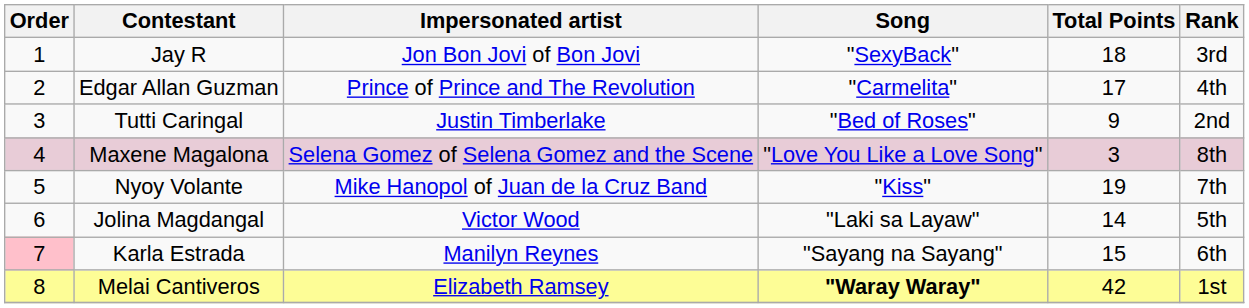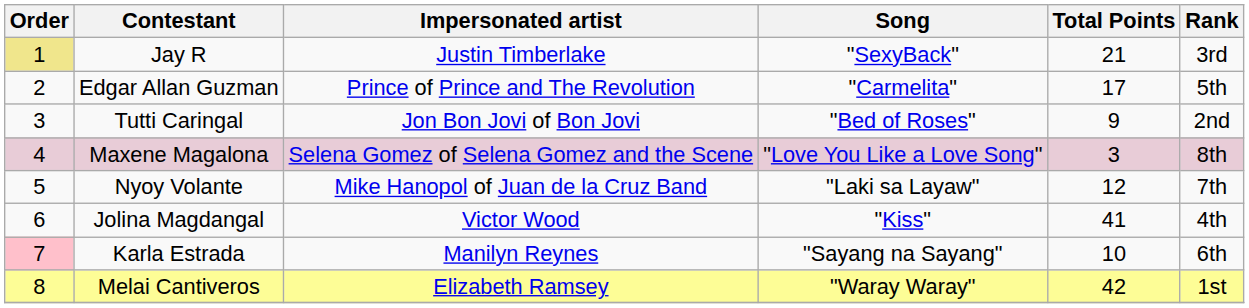(39, 54) no background -> (39, 54) khaki background
(521, 54) Jon Bon Jovi of Bon Jovi -> (521, 54) Justin Timberlake
(1114, 54) 18 -> (1114, 54) 21
(1212, 88) 4th -> (1212, 88) 5th
(521, 121) Justin Timberlake -> (521, 121) Jon Bon Jovi of Bon Jovi
(903, 187) "Kiss" -> (903, 187) "Laki sa Layaw"
(1114, 187) 19 -> (1114, 187) 12
(903, 220) "Laki sa Layaw" -> (903, 220) "Kiss"
(1114, 220) 14 -> (1114, 220) 41
(1212, 220) 5th -> (1212, 220) 4th
(1114, 253) 15 -> (1114, 253) 10
(903, 286) bold -> (903, 286) normal
